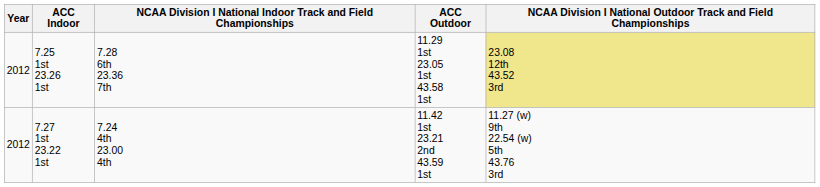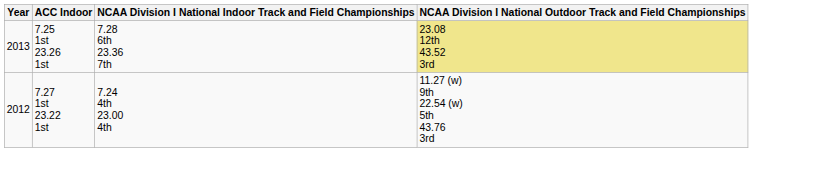- column: (450, 18)
(18, 70) 2012 -> (18, 46) 2013
